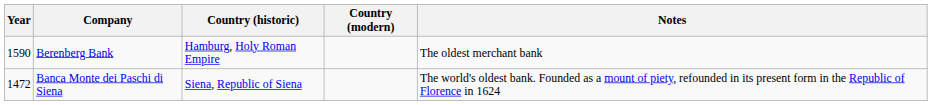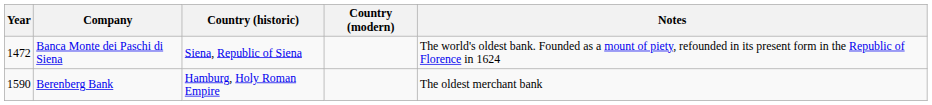rows swapped: (100, 84) <-> (75, 52)
